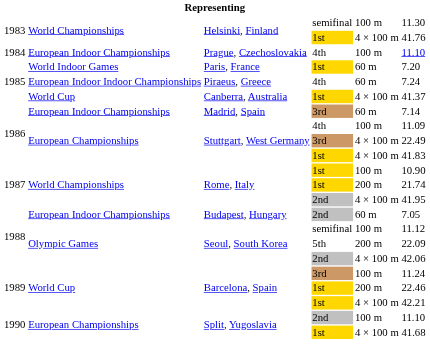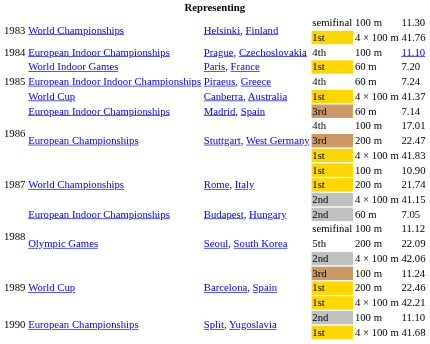(413, 126) 11.09 -> (413, 126) 17.01
(377, 140) 4 × 100 m -> (368, 140) 200 m
(413, 140) 22.49 -> (413, 140) 22.47
(413, 199) 41.95 -> (413, 199) 41.15
